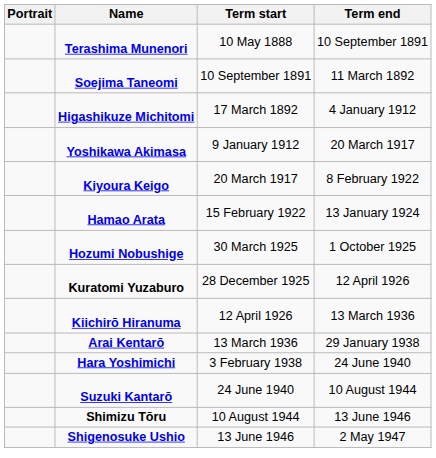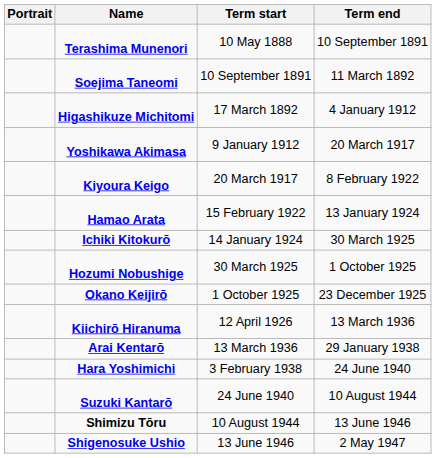+ row: (126, 240)
+ row: (126, 294)
- row: (126, 288)
